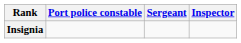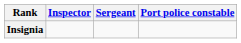columns swapped: (95, 12) <-> (213, 12)
